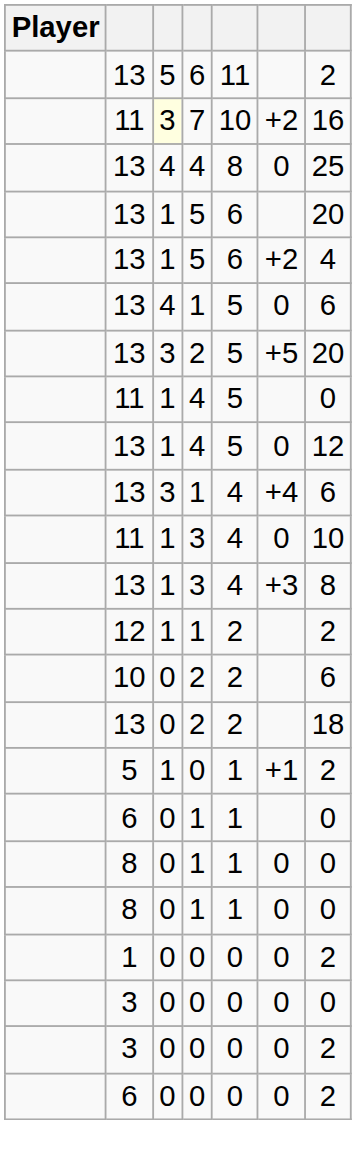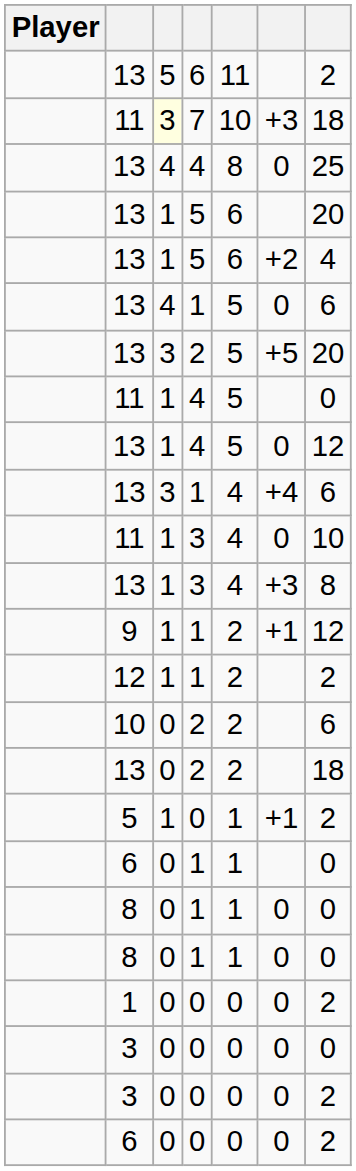(282, 120) +2 -> (282, 120) +3
(328, 120) 16 -> (328, 120) 18
+ row: (129, 631)
